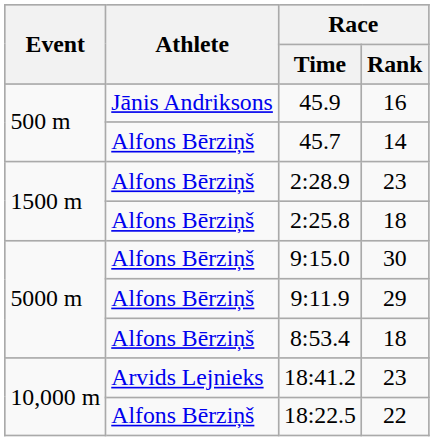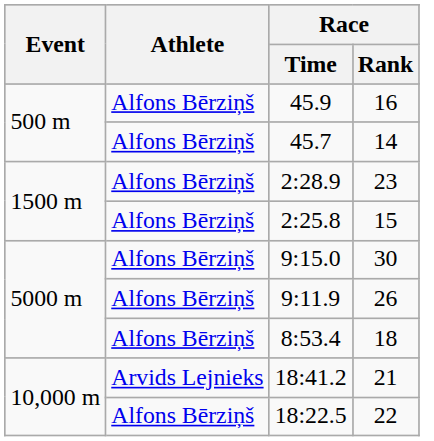(192, 102) Jānis Andriksons -> (183, 102) Alfons Bērziņš
(395, 220) 18 -> (385, 220) 15
(395, 298) 29 -> (385, 298) 26
(395, 377) 23 -> (385, 377) 21
